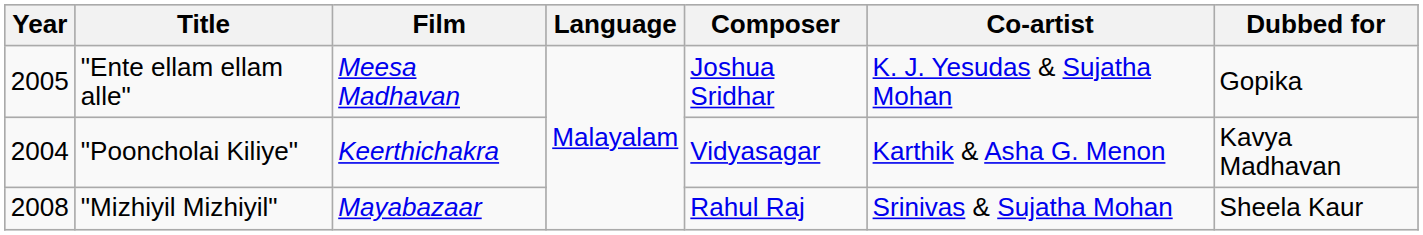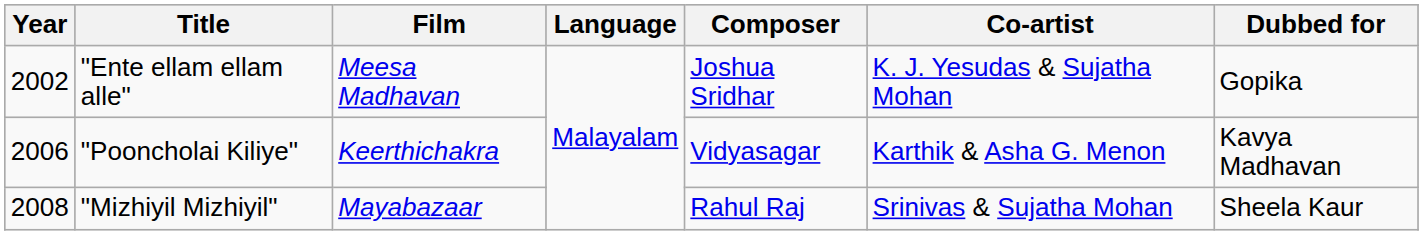(40, 81) 2005 -> (40, 81) 2002
(40, 151) 2004 -> (40, 151) 2006
